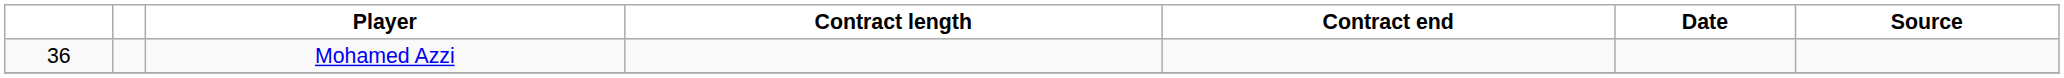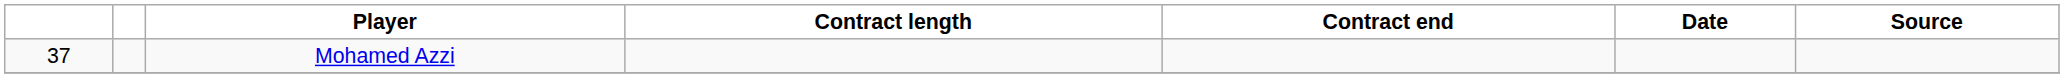(59, 56) 36 -> (59, 56) 37
